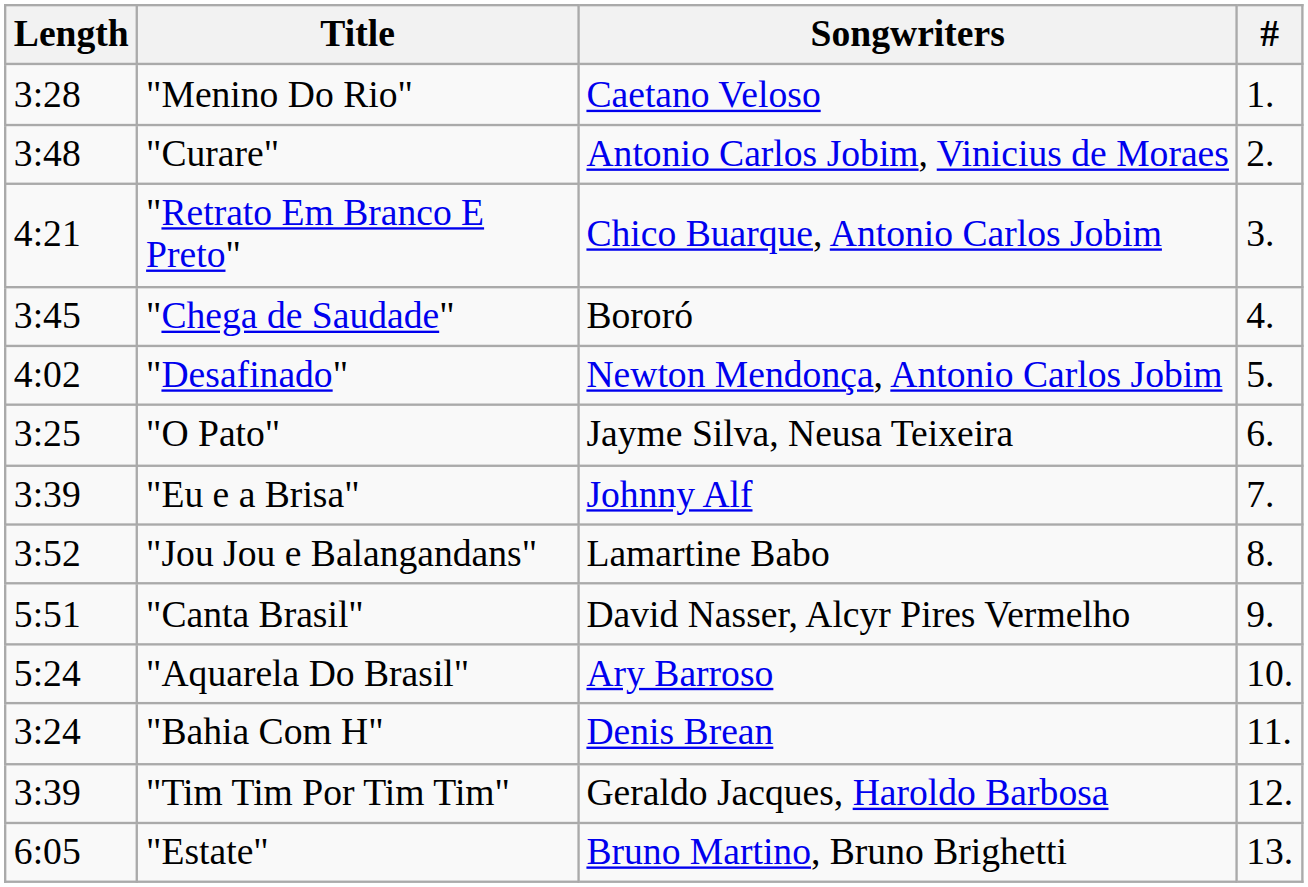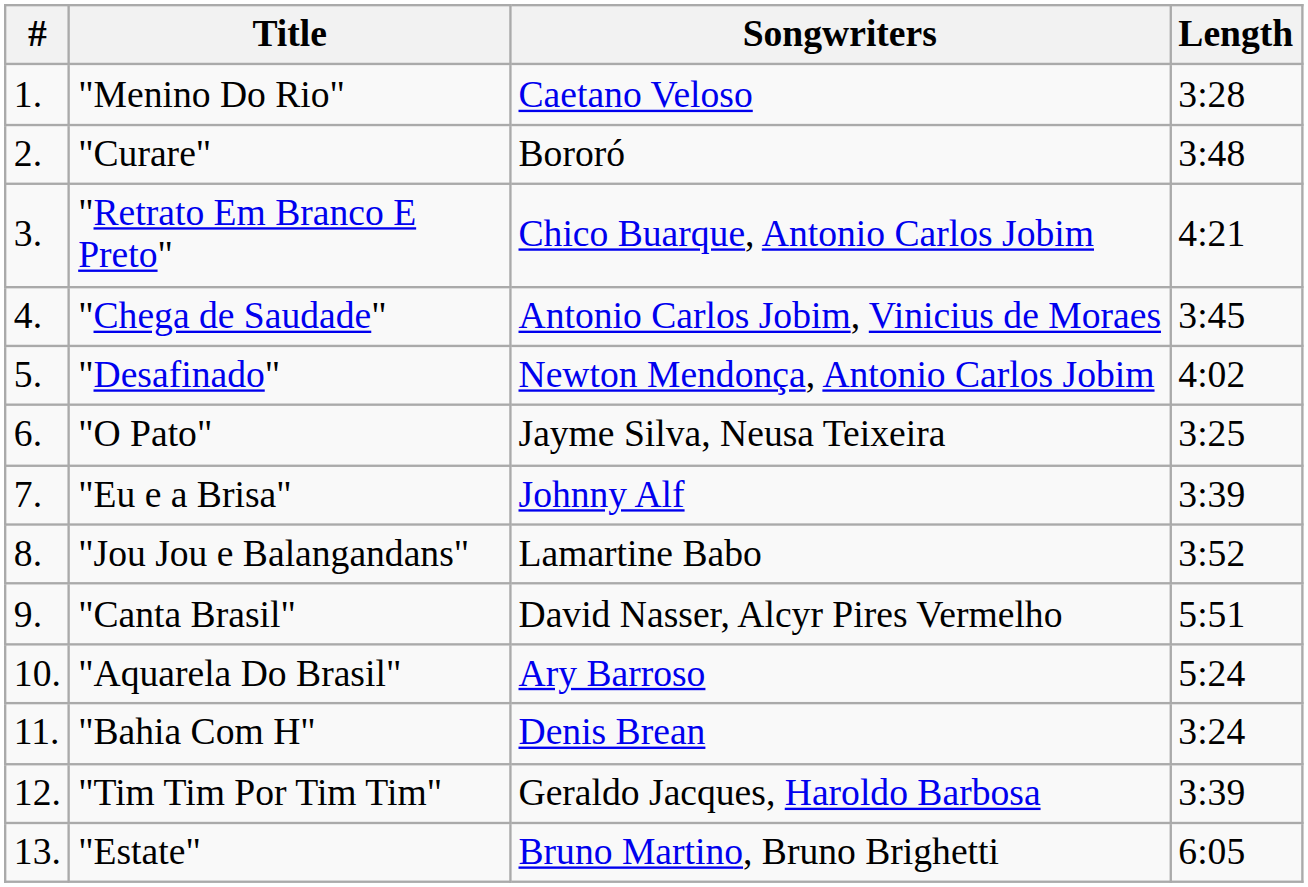columns swapped: (1270, 34) <-> (71, 34)
(908, 153) Antonio Carlos Jobim, Vinicius de Moraes -> (572, 153) Bororó
(640, 315) Bororó -> (840, 315) Antonio Carlos Jobim, Vinicius de Moraes
